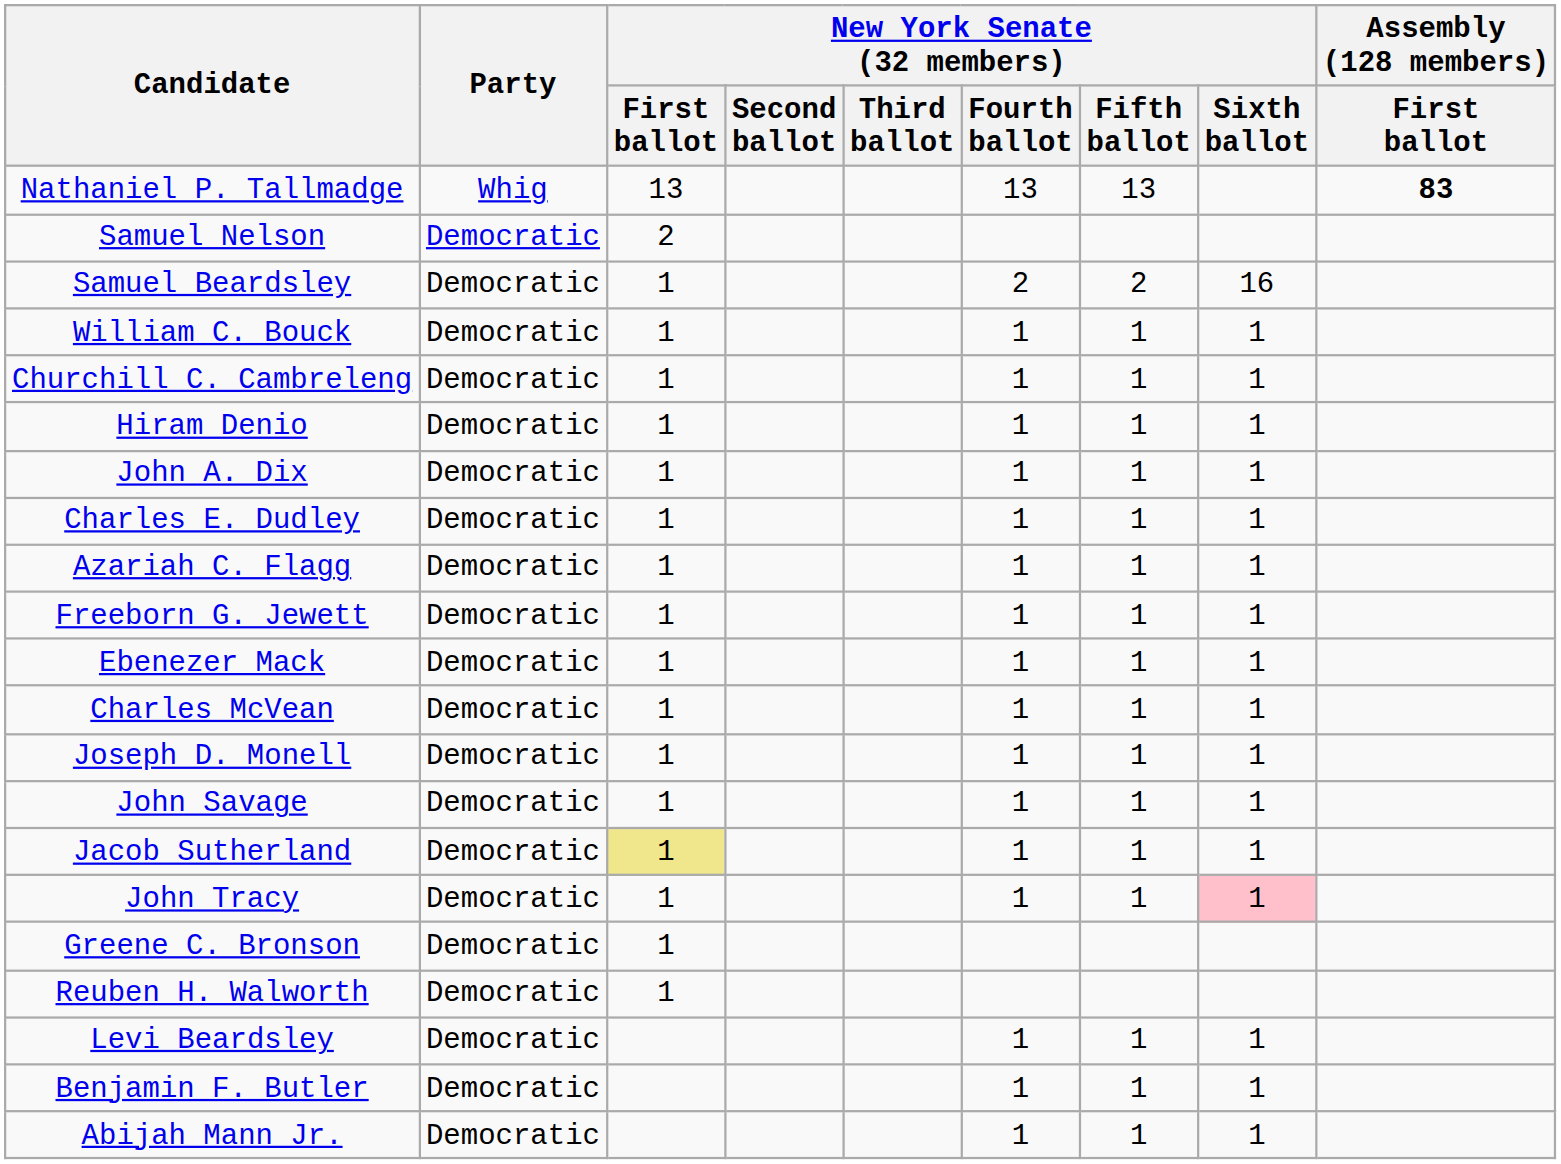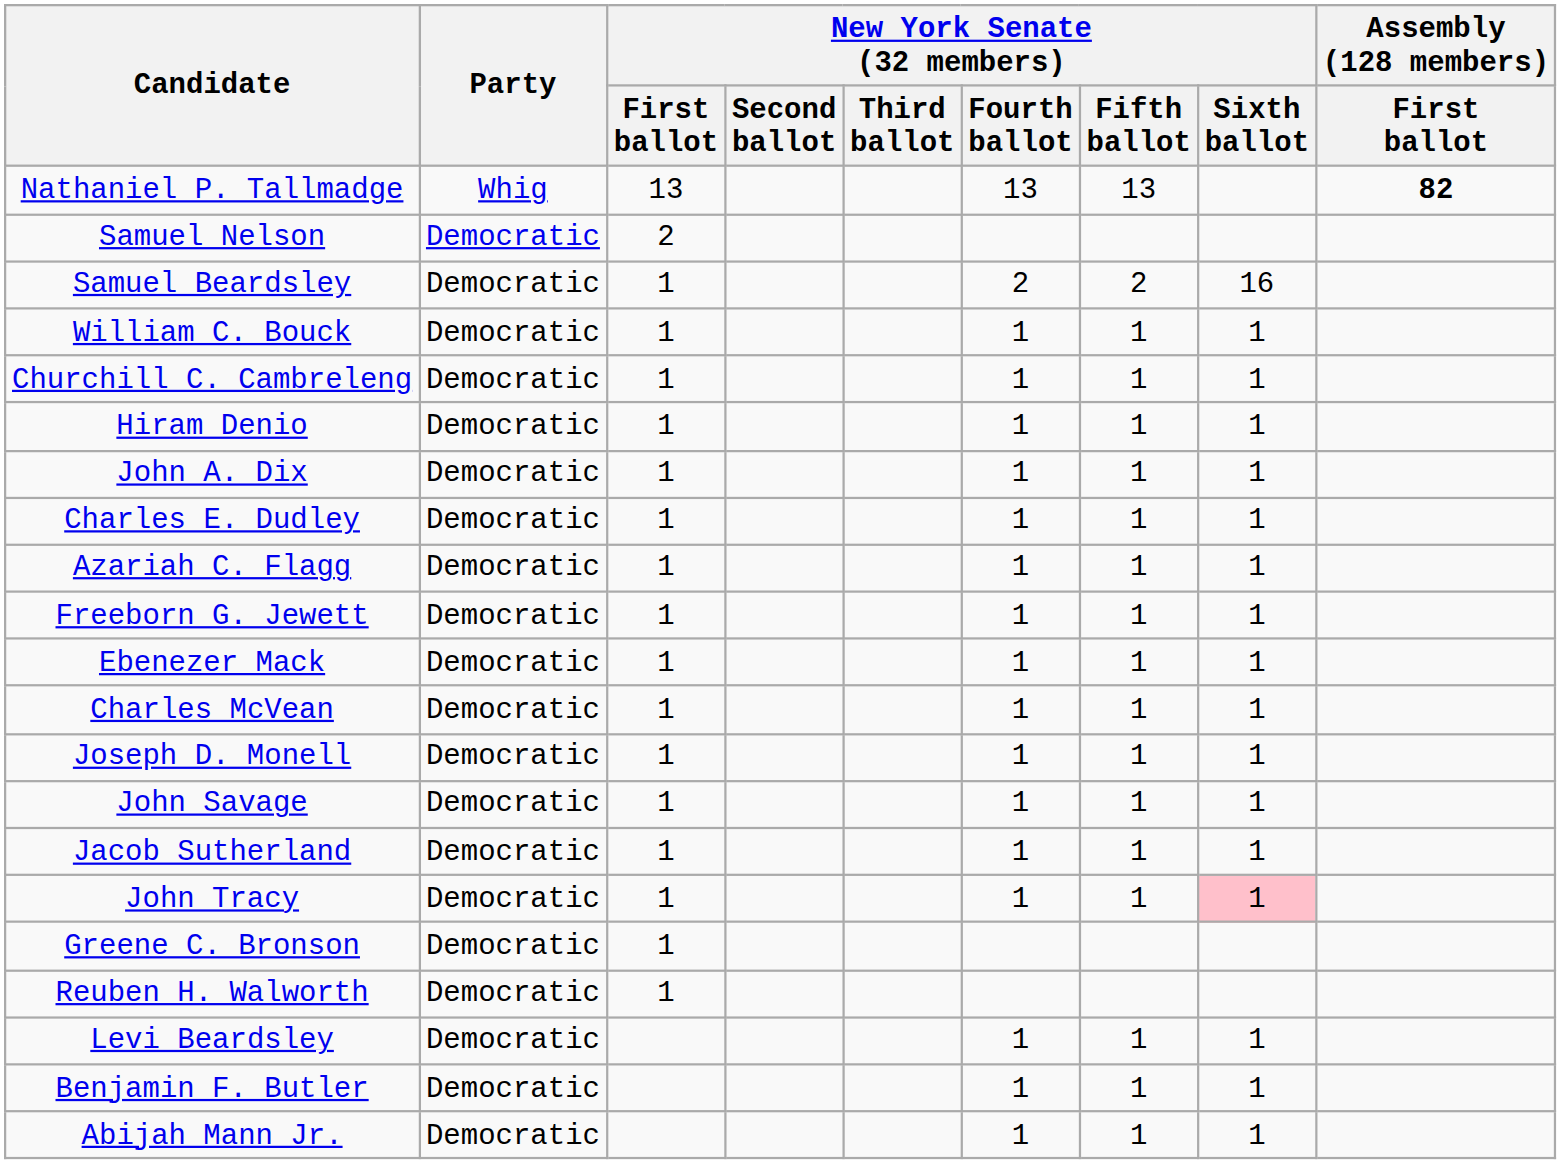(1436, 190) 83 -> (1436, 190) 82
(666, 852) khaki background -> (666, 852) no background
